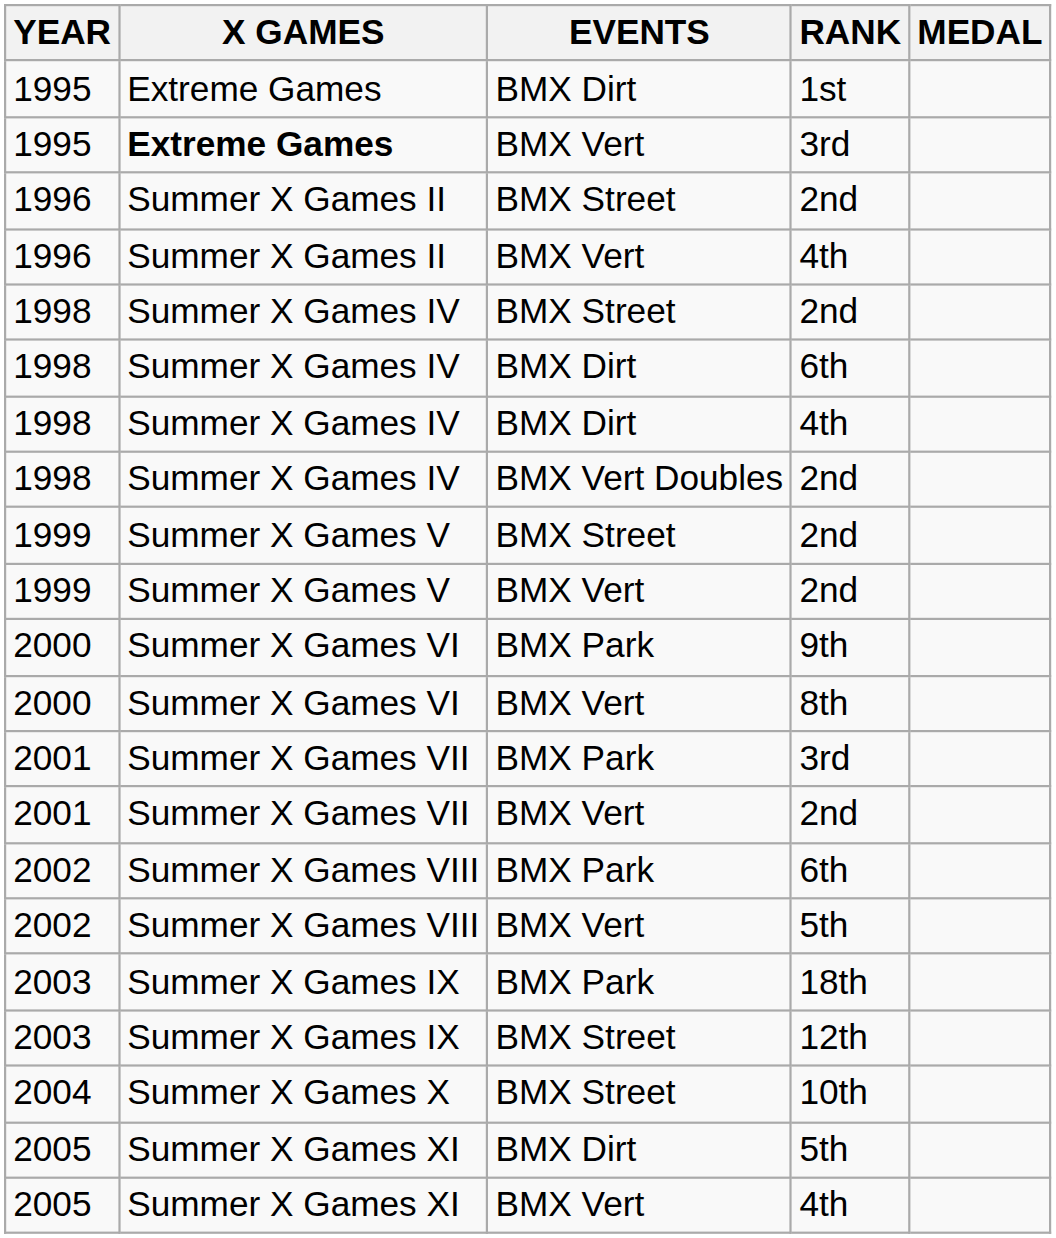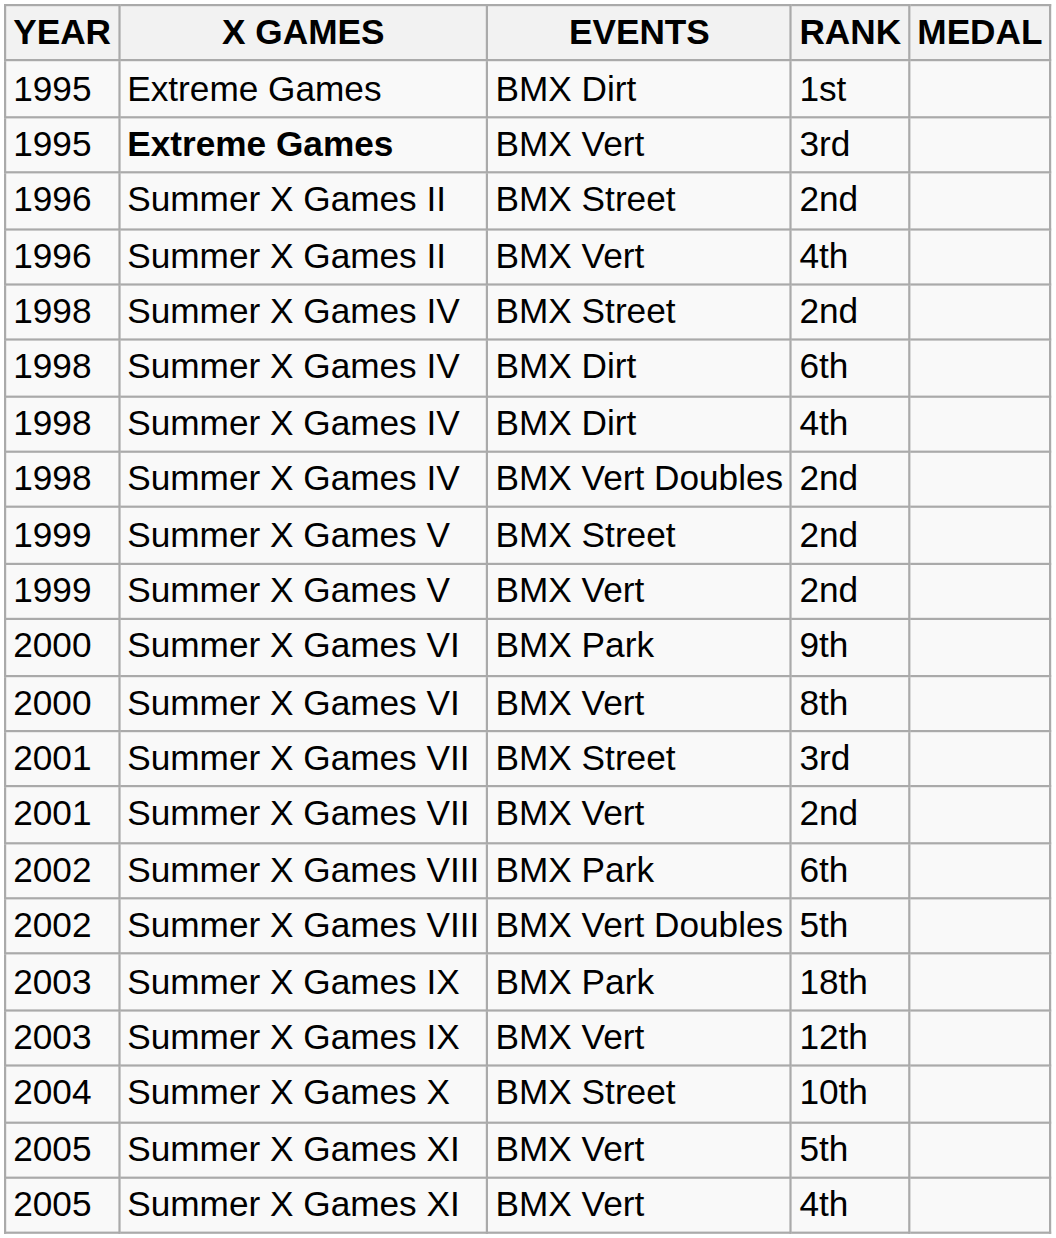(575, 758) BMX Park -> (586, 758) BMX Street
(570, 925) BMX Vert -> (639, 925) BMX Vert Doubles
(586, 1037) BMX Street -> (570, 1037) BMX Vert
(566, 1148) BMX Dirt -> (570, 1148) BMX Vert
